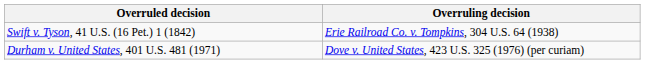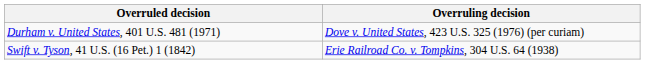rows swapped: (101, 31) <-> (114, 50)
